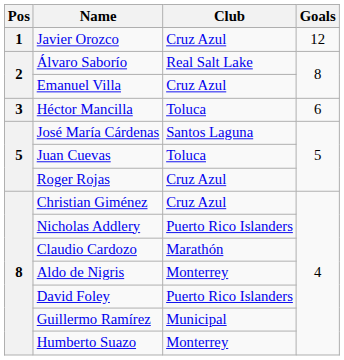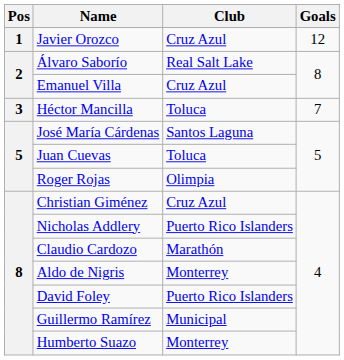(318, 109) 6 -> (318, 109) 7
(196, 179) Cruz Azul -> (190, 179) Olimpia
